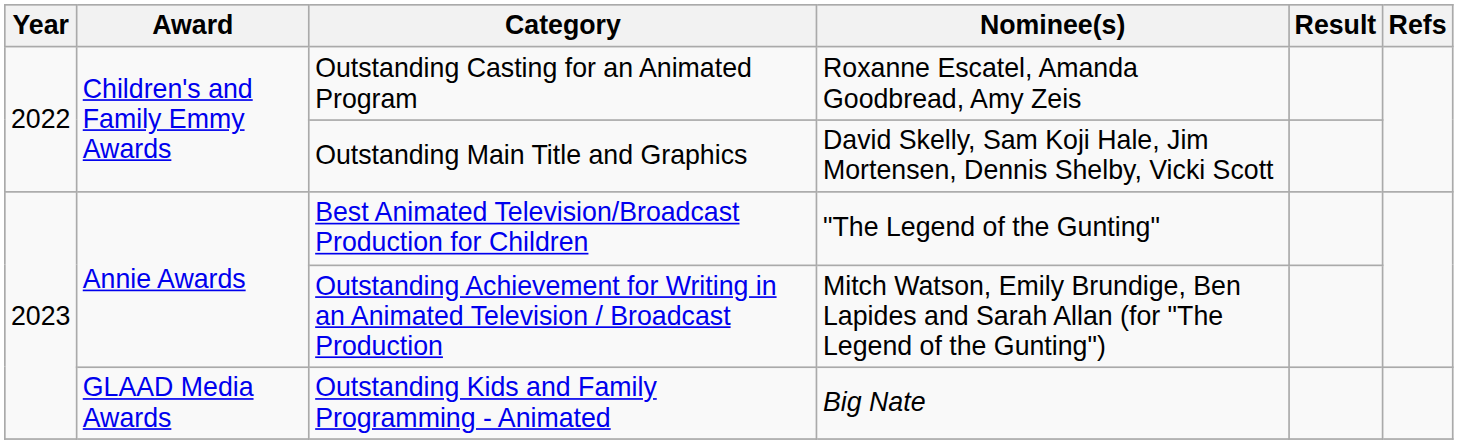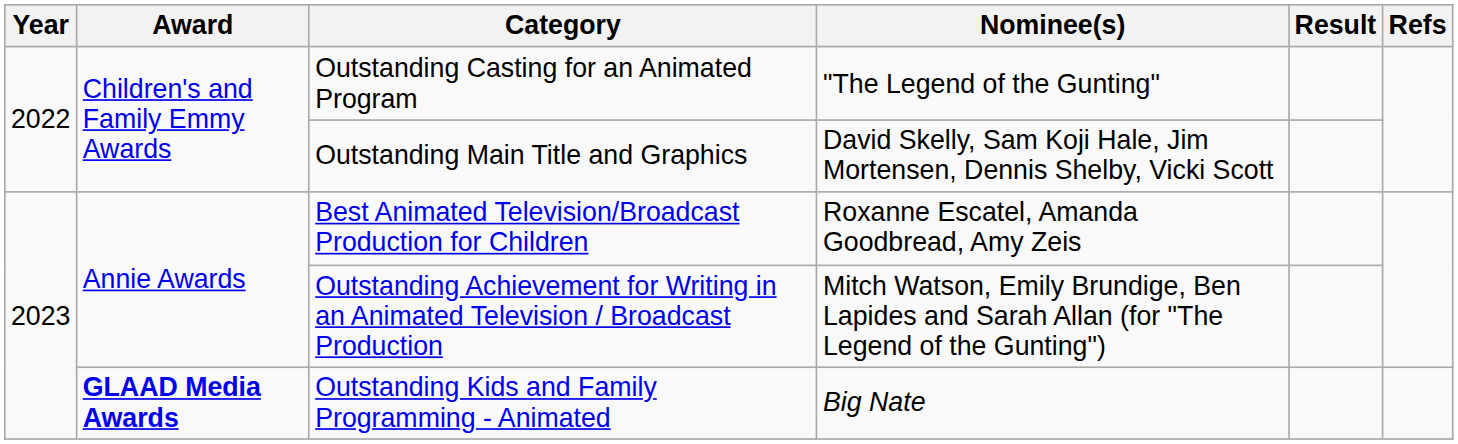(980, 83) Roxanne Escatel, Amanda Goodbread, Amy Zeis -> (991, 83) "The Legend of the Gunting"
(991, 227) "The Legend of the Gunting" -> (980, 227) Roxanne Escatel, Amanda Goodbread, Amy Zeis
(168, 402) normal -> (172, 402) bold
